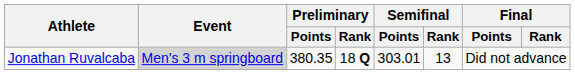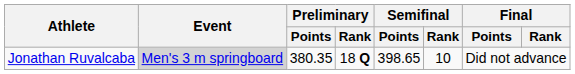(399, 59) 303.01 -> (399, 59) 398.65
(443, 59) 13 -> (443, 59) 10
